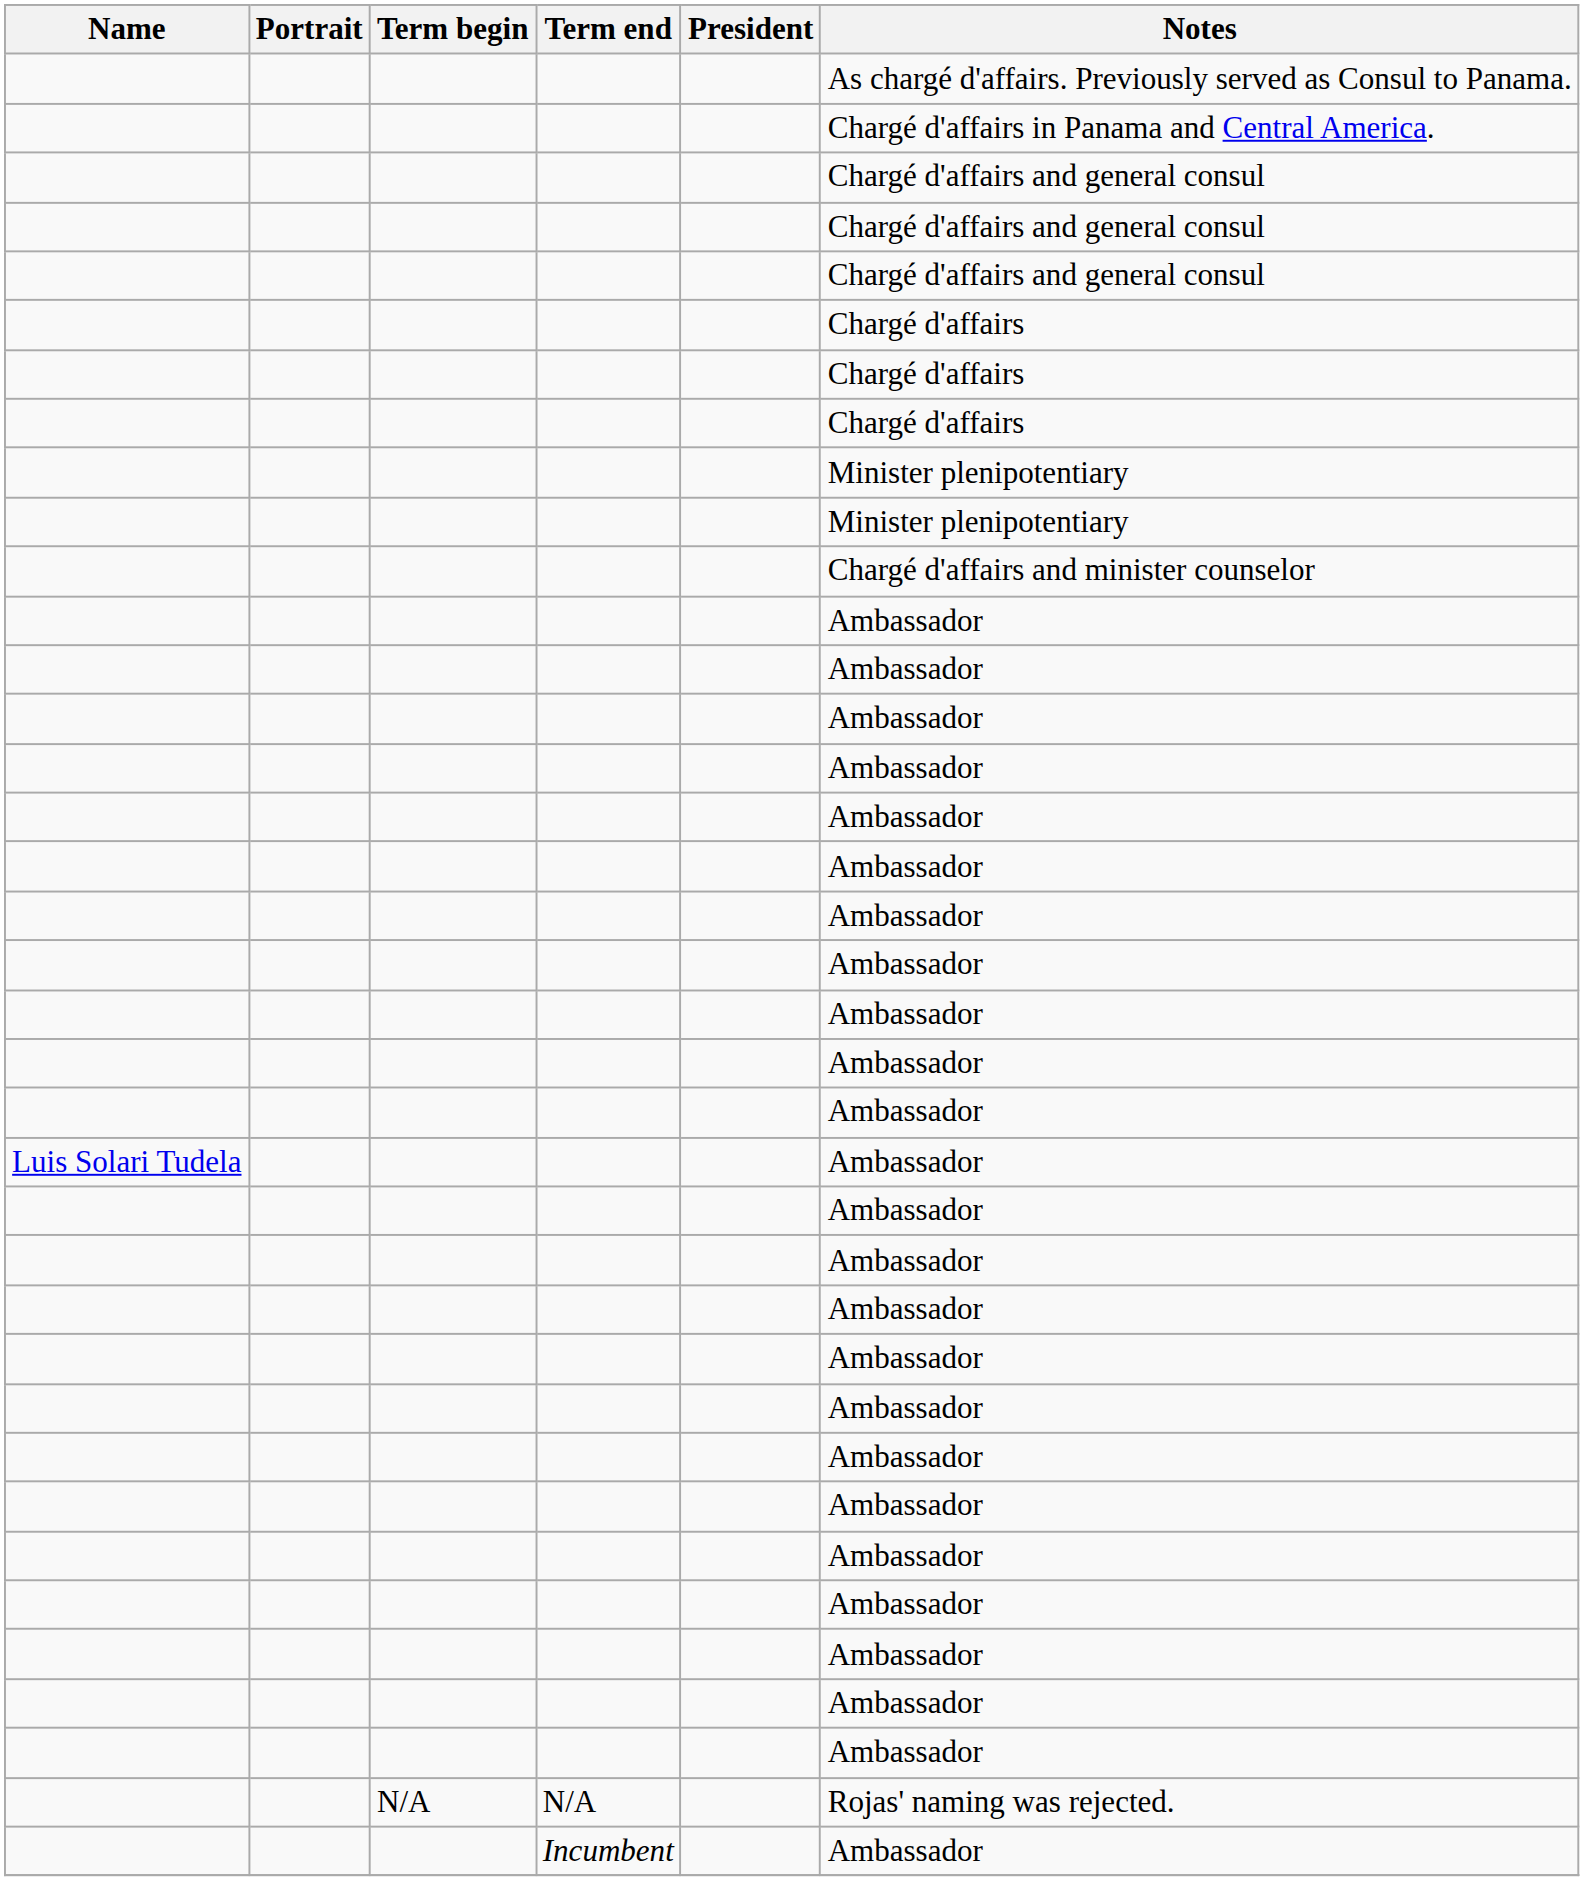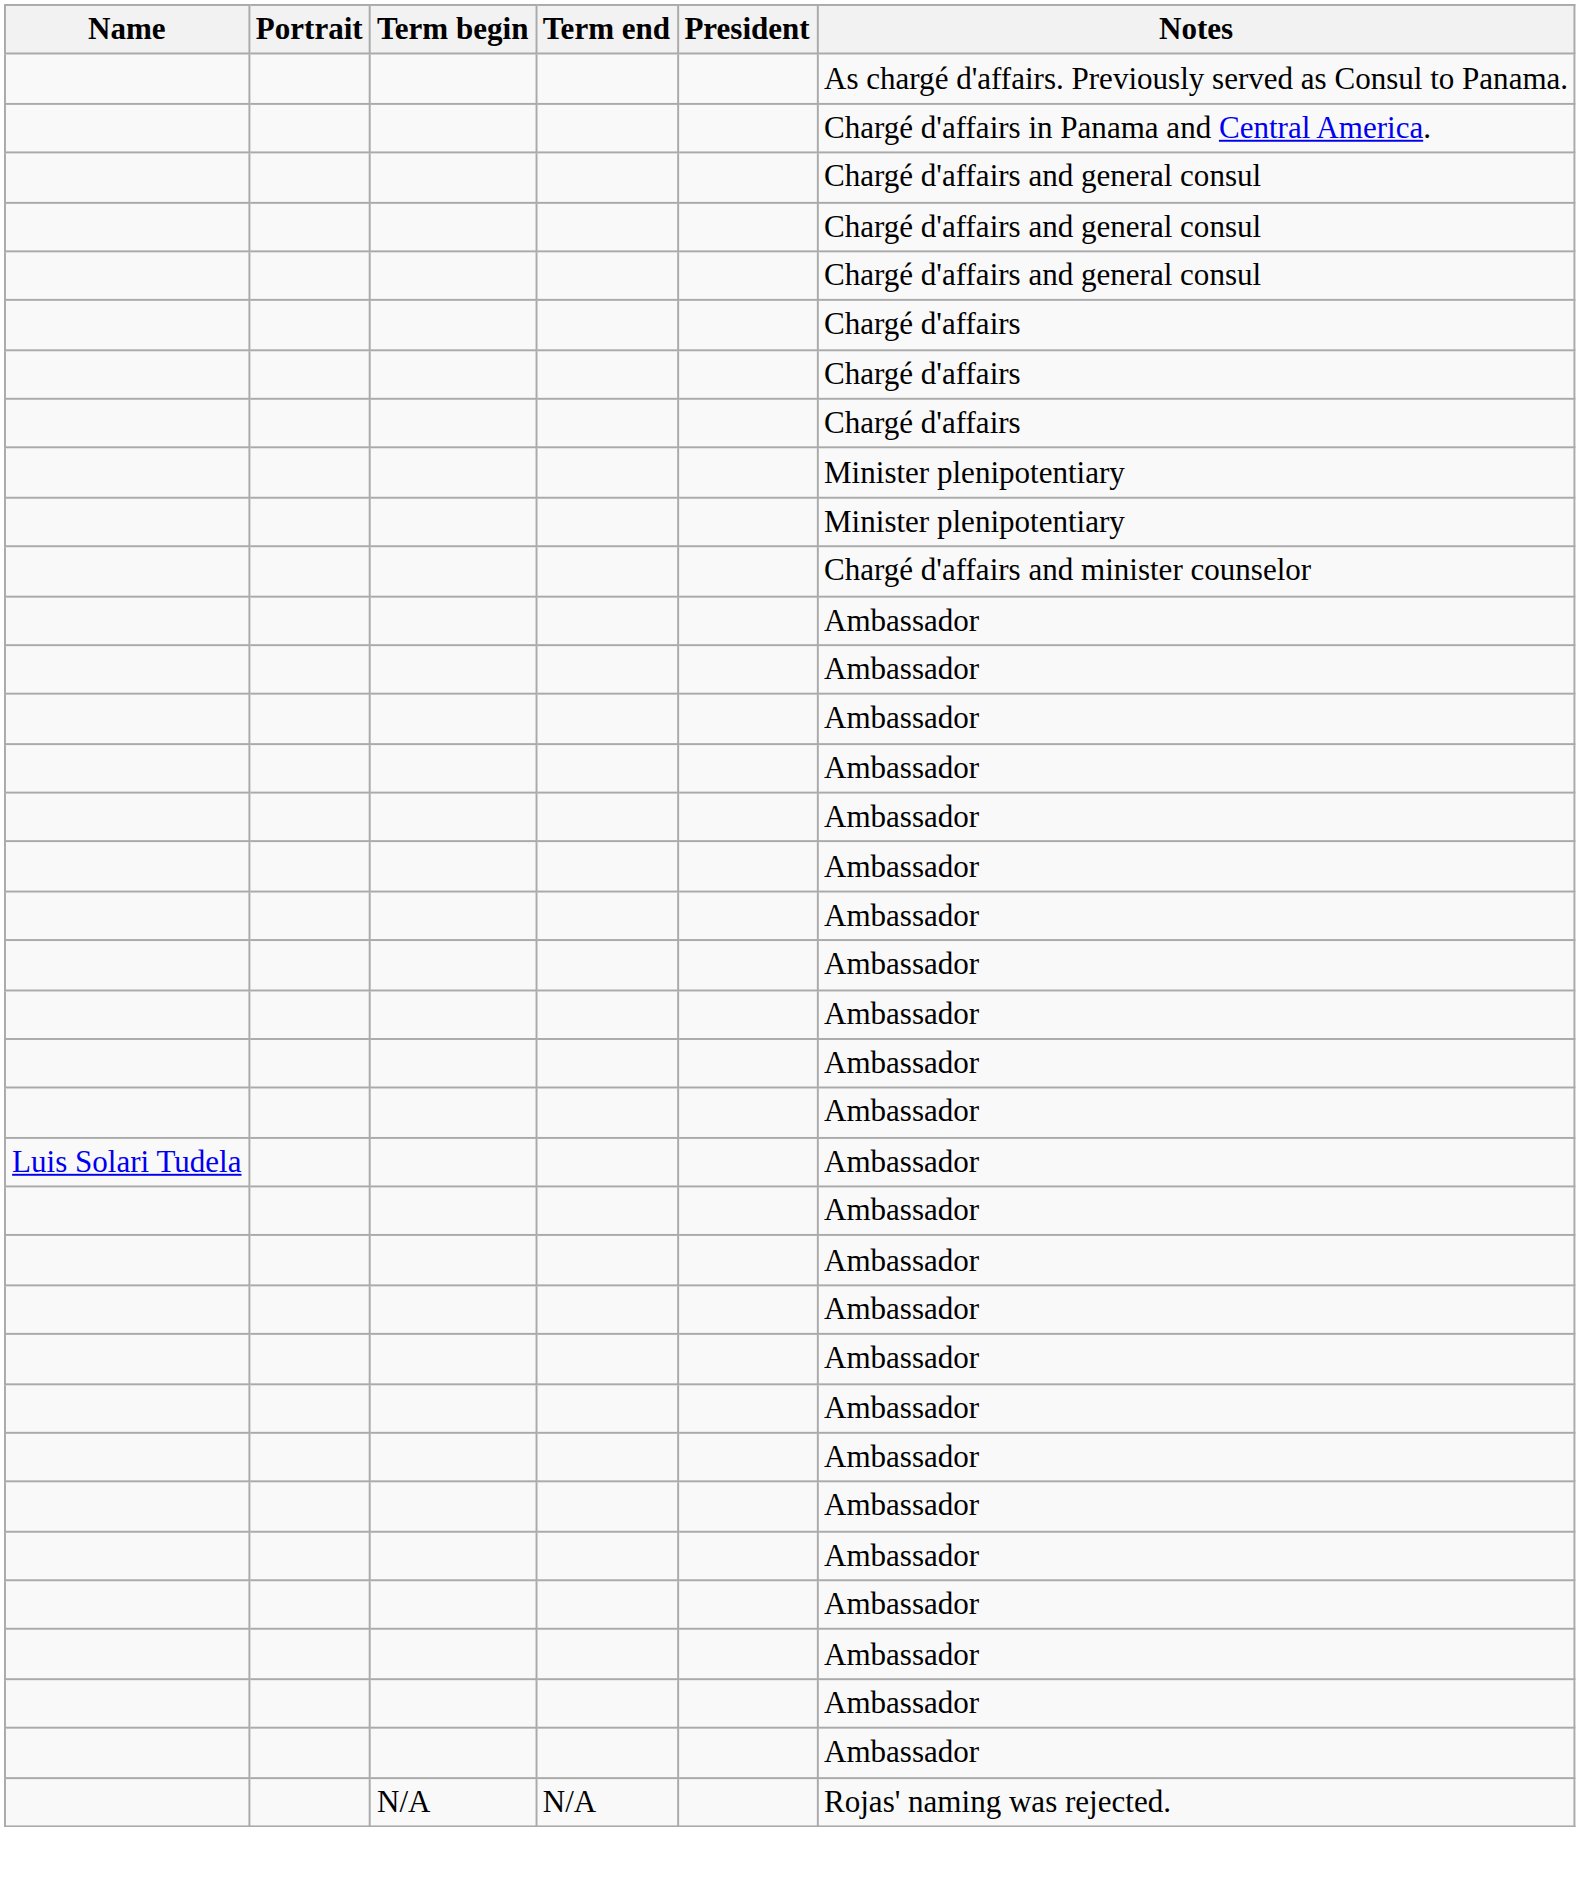- row: (127, 1851)
